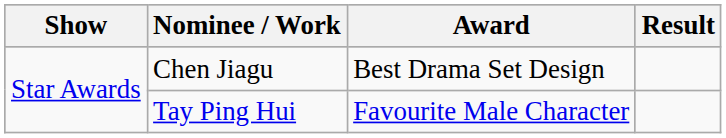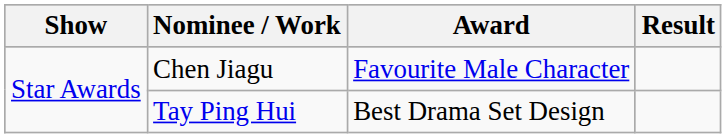(479, 68) Best Drama Set Design -> (491, 68) Favourite Male Character
(491, 111) Favourite Male Character -> (479, 111) Best Drama Set Design
